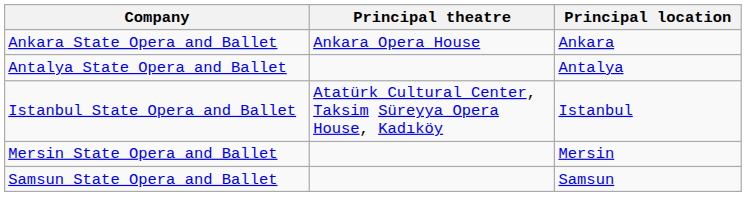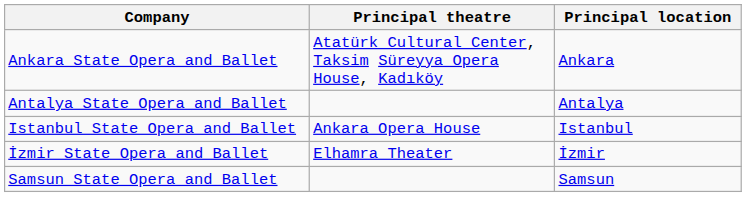(397, 42) Ankara Opera House -> (425, 60) Atatürk Cultural Center, Taksim Süreyya Opera House, Kadıköy
(425, 111) Atatürk Cultural Center, Taksim Süreyya Opera House, Kadıköy -> (397, 129) Ankara Opera House
+ row: (138, 154)
- row: (143, 154)
